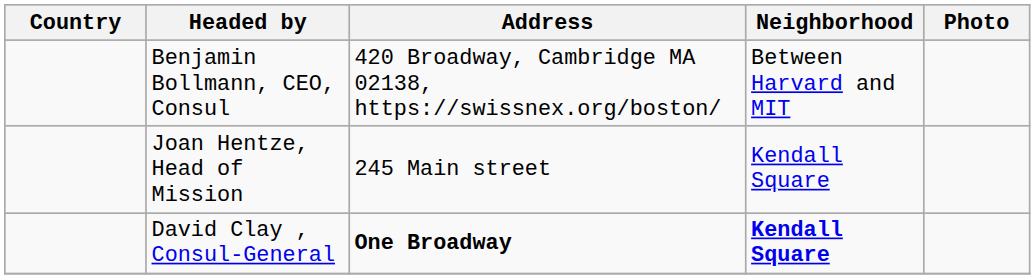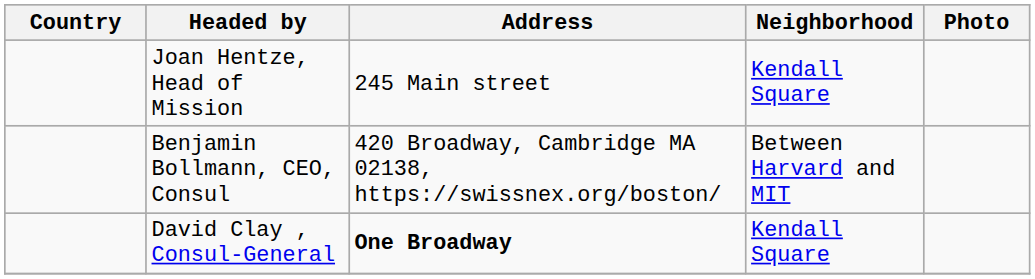rows swapped: (230, 169) <-> (243, 83)
(797, 243) bold -> (797, 243) normal
